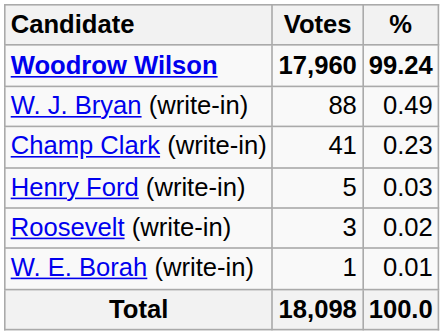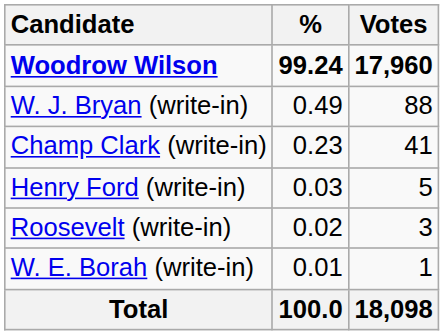columns swapped: (318, 24) <-> (401, 24)
